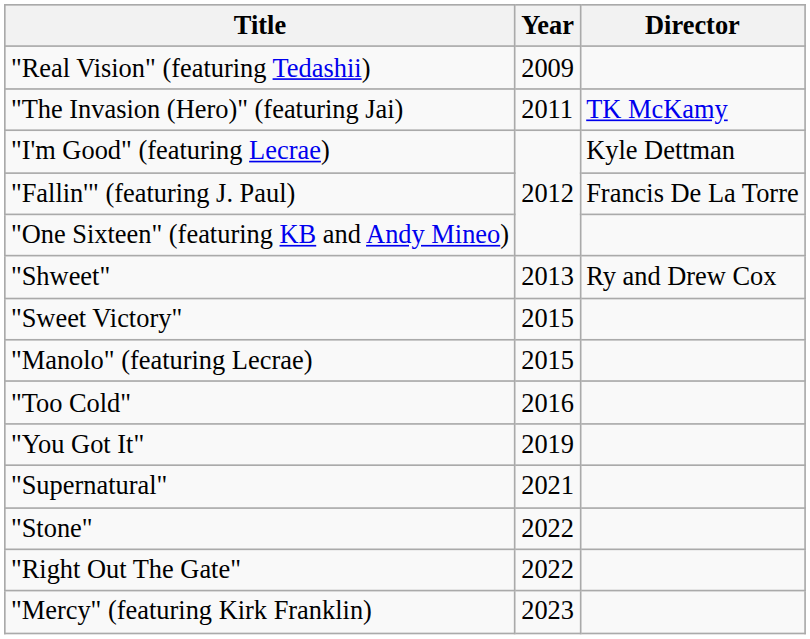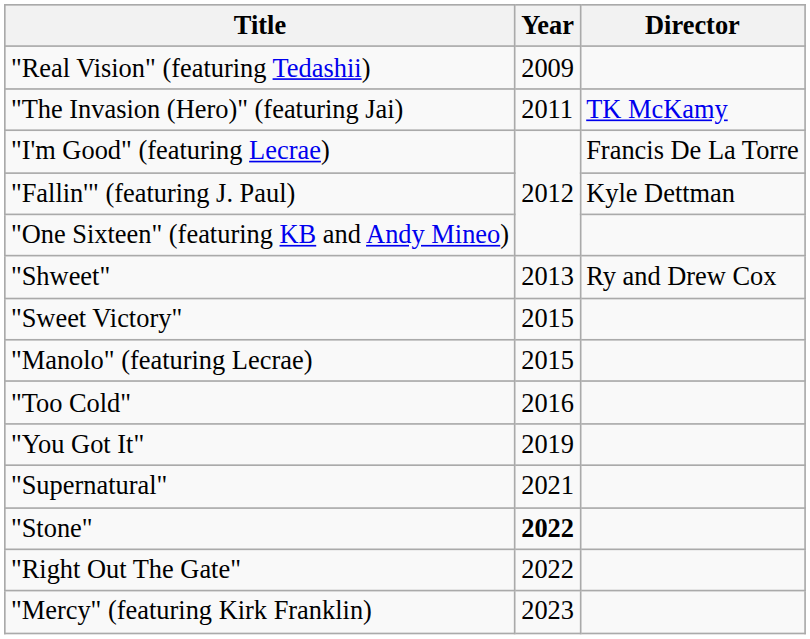(661, 151) Kyle Dettman -> (692, 151) Francis De La Torre
(692, 192) Francis De La Torre -> (661, 192) Kyle Dettman
(548, 527) normal -> (548, 527) bold
